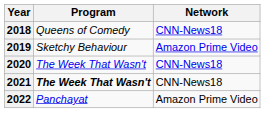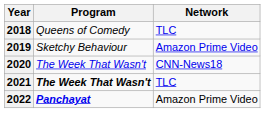(189, 30) CNN-News18 -> (166, 30) TLC
(189, 82) CNN-News18 -> (166, 82) TLC
(62, 99) normal -> (63, 99) bold
